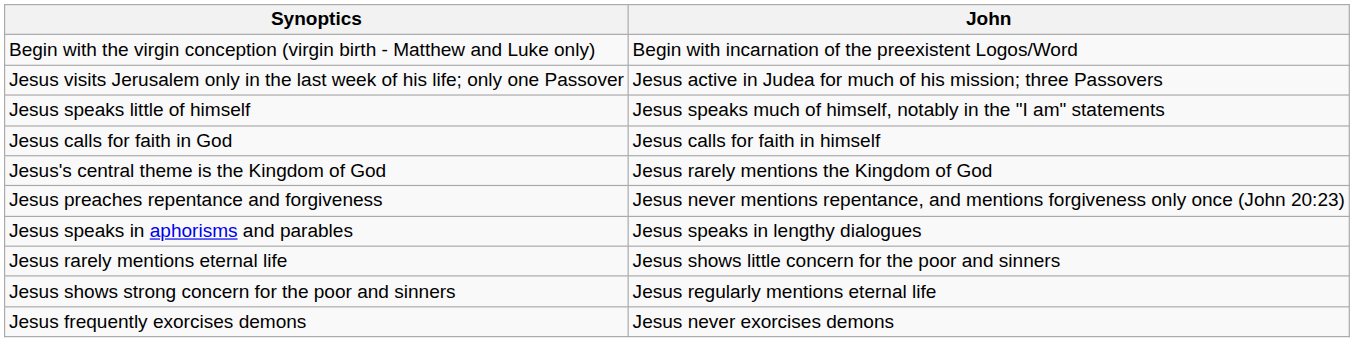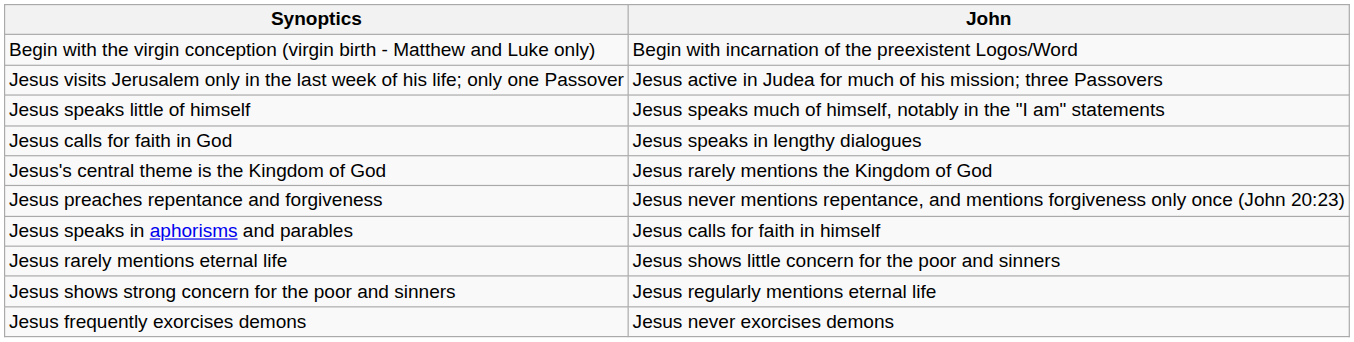(756, 140) Jesus calls for faith in himself -> (777, 140) Jesus speaks in lengthy dialogues
(777, 230) Jesus speaks in lengthy dialogues -> (756, 230) Jesus calls for faith in himself
